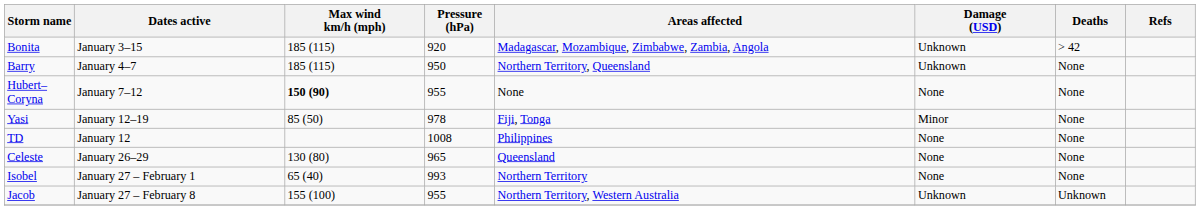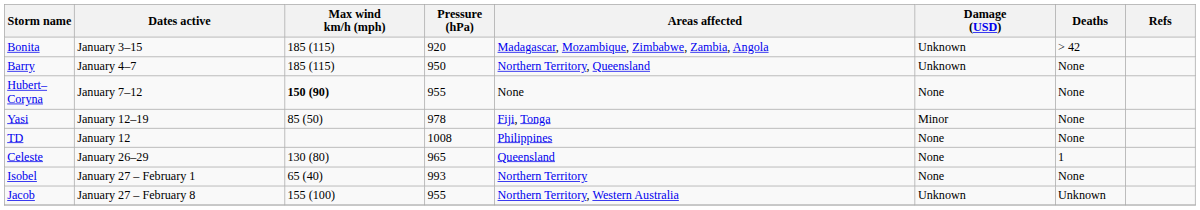(1071, 157) None -> (1061, 157) 1
